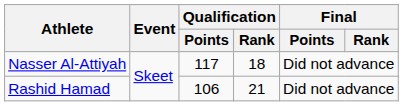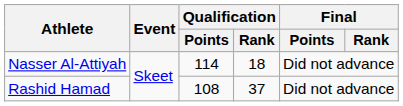(207, 64) 117 -> (207, 64) 114
(207, 89) 106 -> (207, 89) 108
(257, 89) 21 -> (257, 89) 37
